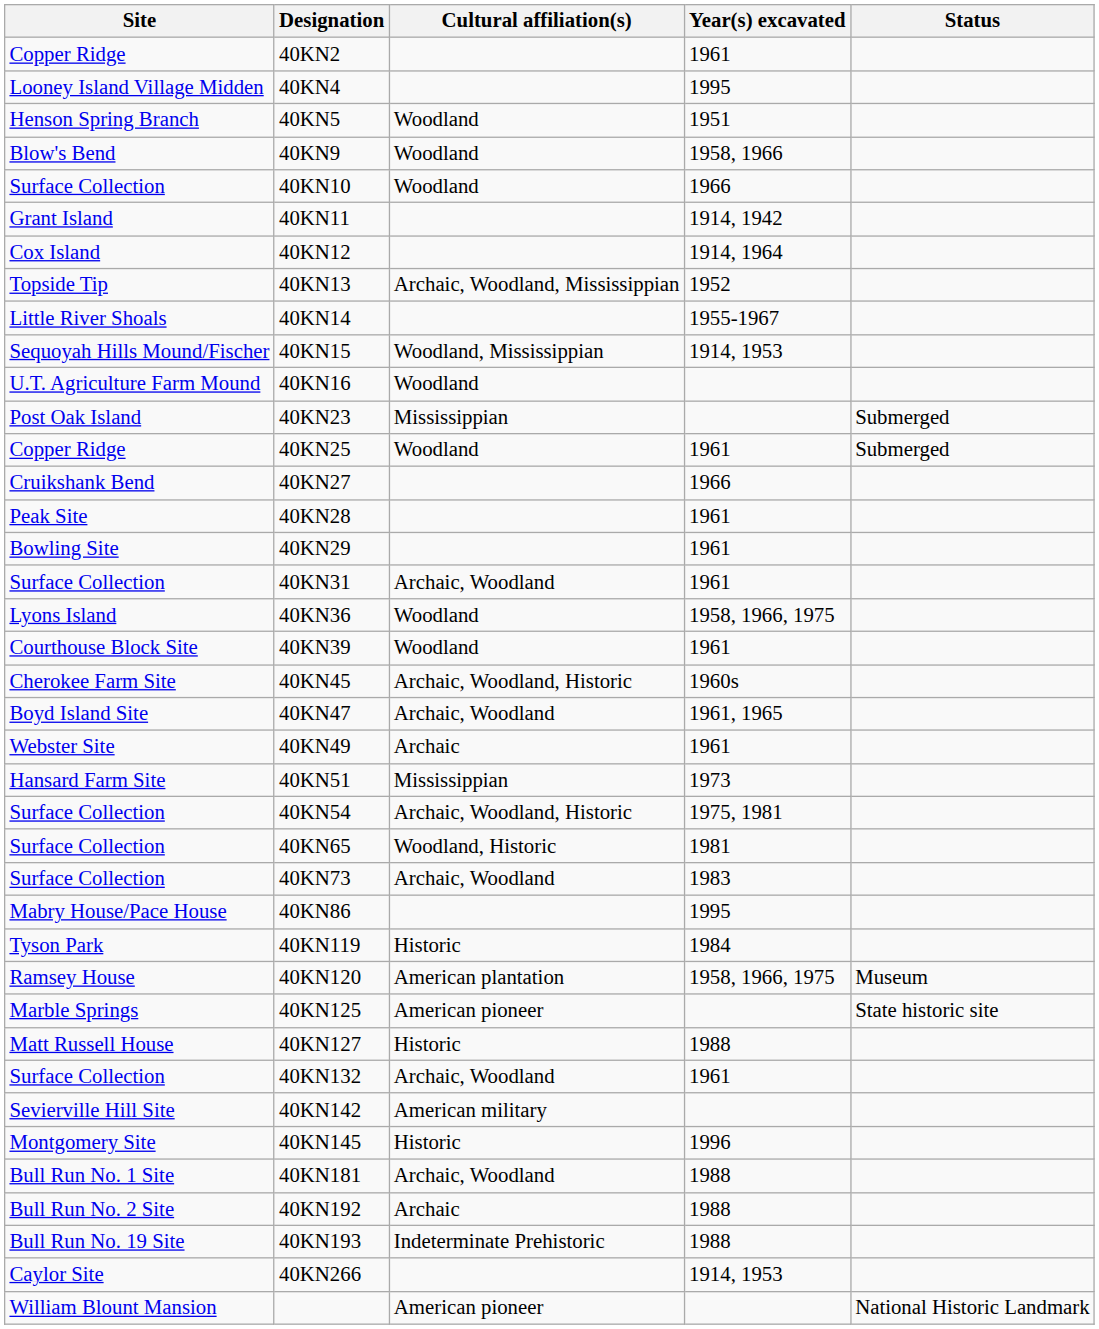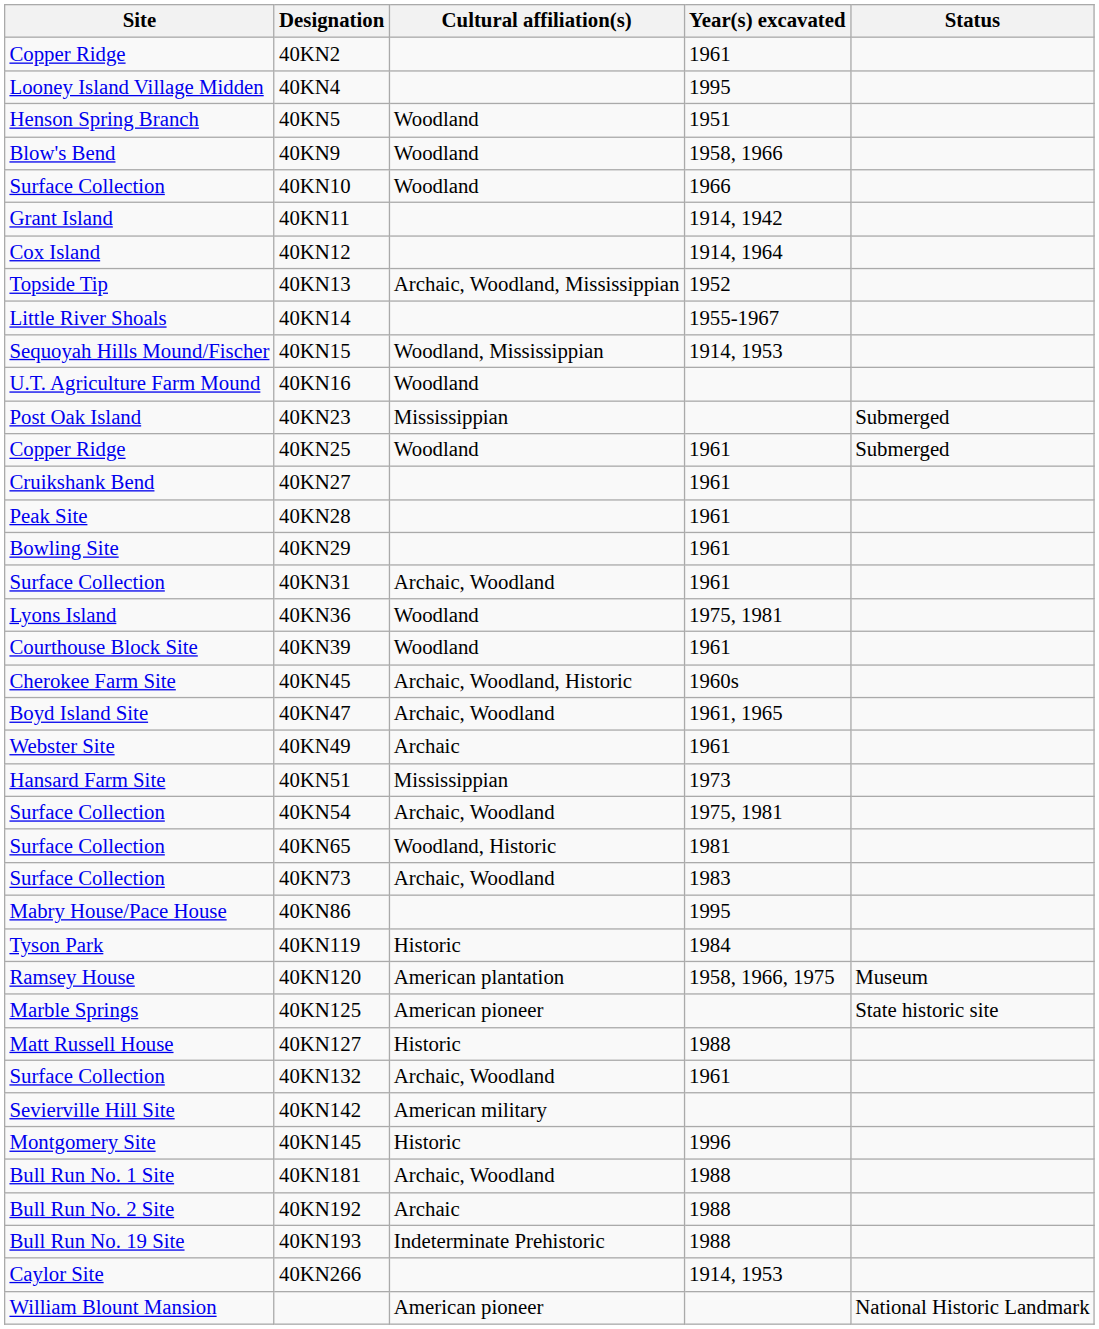(710, 482) 1966 -> (710, 482) 1961
(762, 614) 1958, 1966, 1975 -> (736, 614) 1975, 1981
(513, 812) Archaic, Woodland, Historic -> (474, 812) Archaic, Woodland
